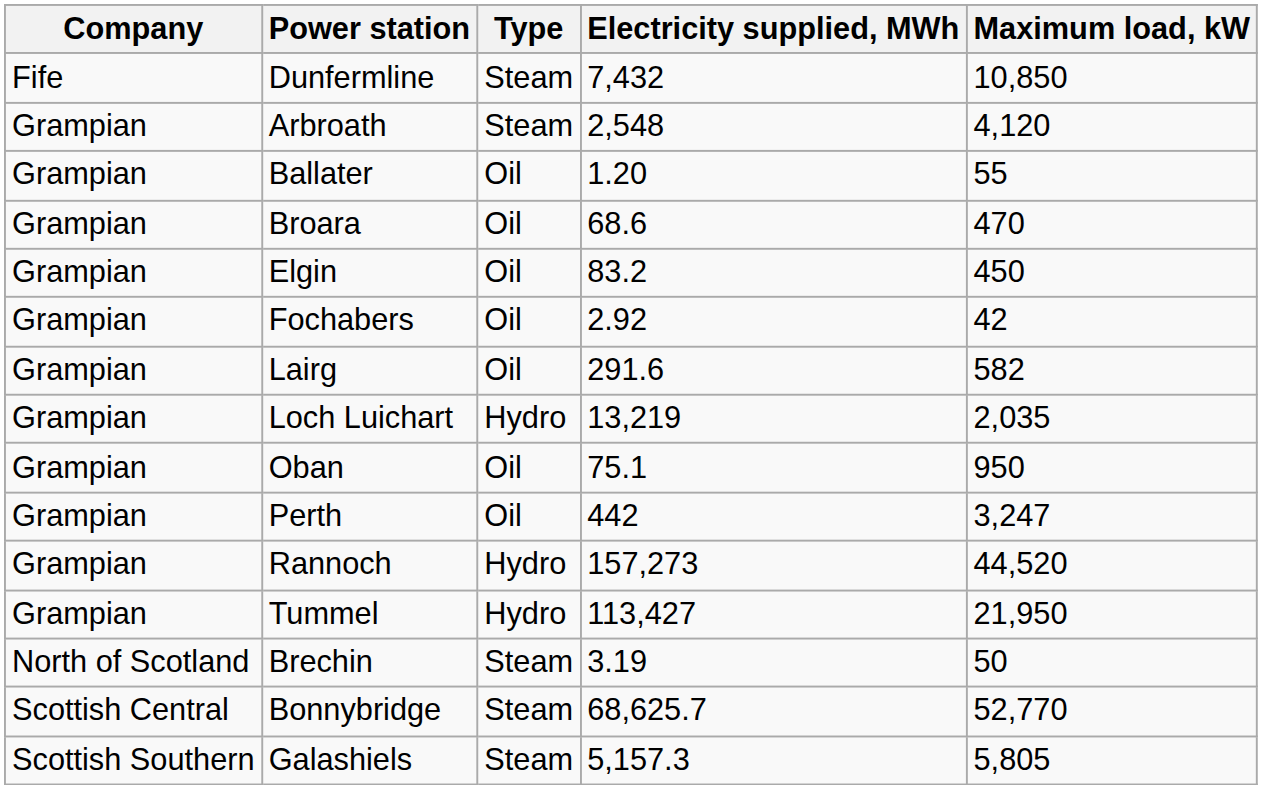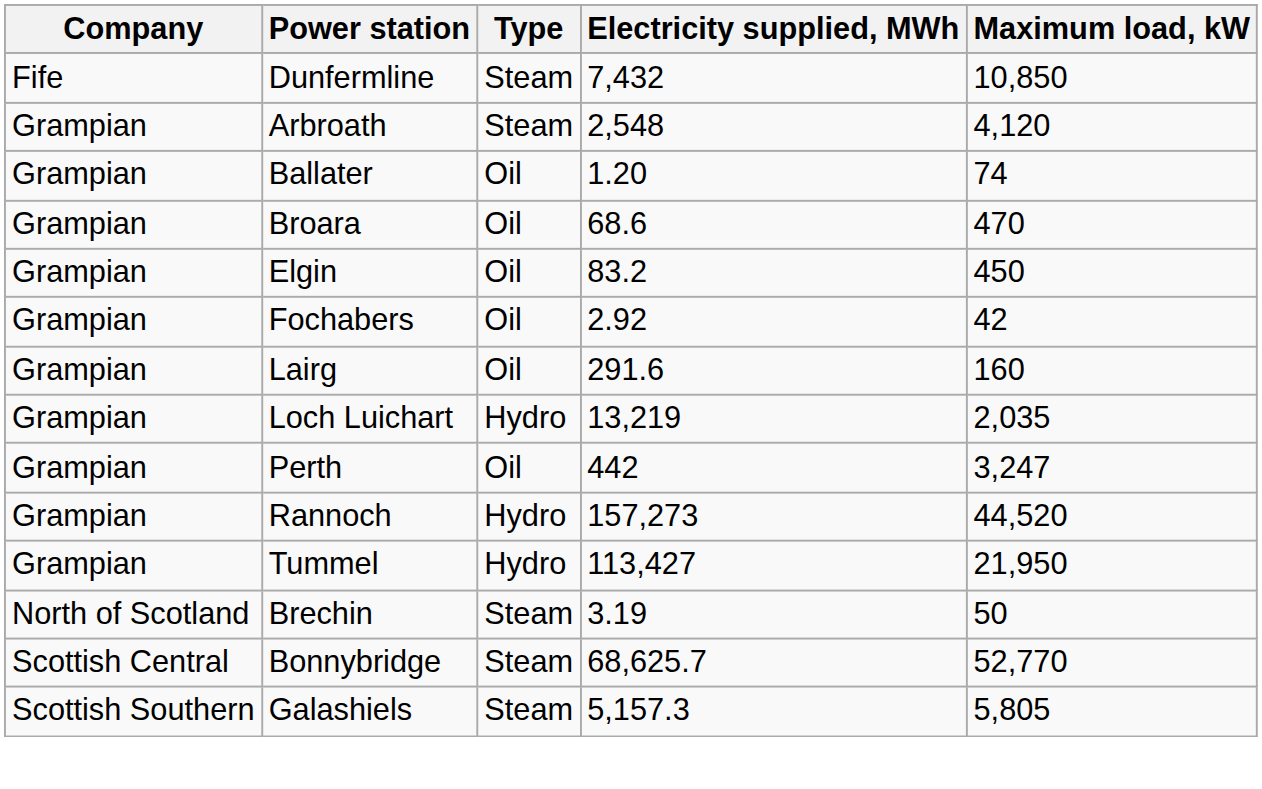(991, 175) 55 -> (991, 175) 74
(999, 369) 582 -> (999, 369) 160
- row: (306, 467)
